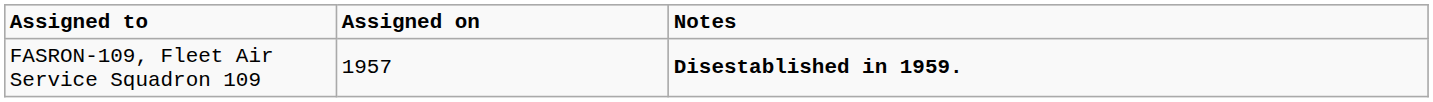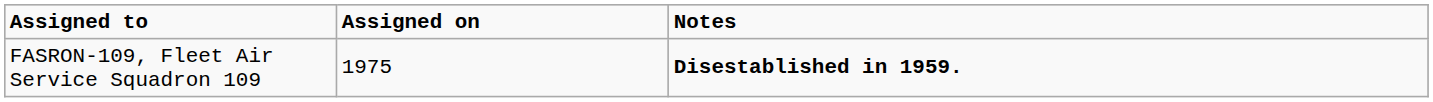(367, 68) 1957 -> (367, 68) 1975
